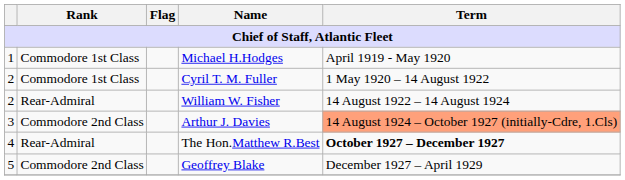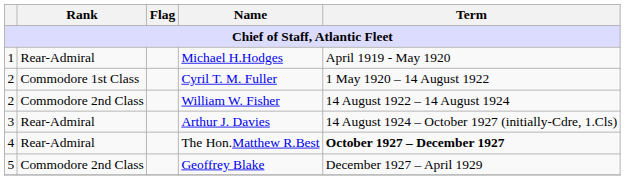(80, 57) Commodore 1st Class -> (58, 57) Rear-Admiral
(58, 100) Rear-Admiral -> (82, 100) Commodore 2nd Class
(82, 121) Commodore 2nd Class -> (58, 121) Rear-Admiral
(472, 121) lightsalmon background -> (472, 121) no background
